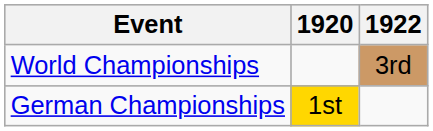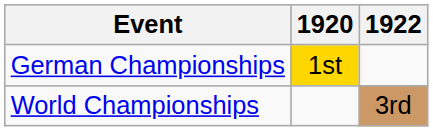rows swapped: (135, 65) <-> (148, 105)
